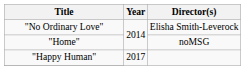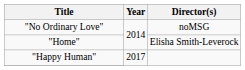(194, 27) Elisha Smith-Leverock -> (194, 27) noMSG
(194, 42) noMSG -> (194, 42) Elisha Smith-Leverock
